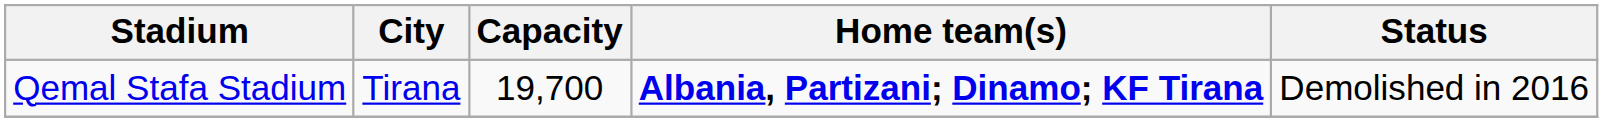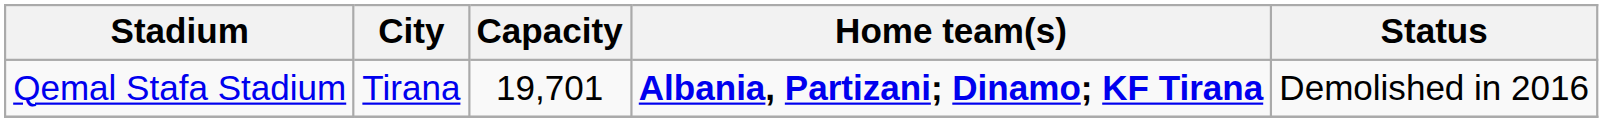(550, 87) 19,700 -> (550, 87) 19,701
